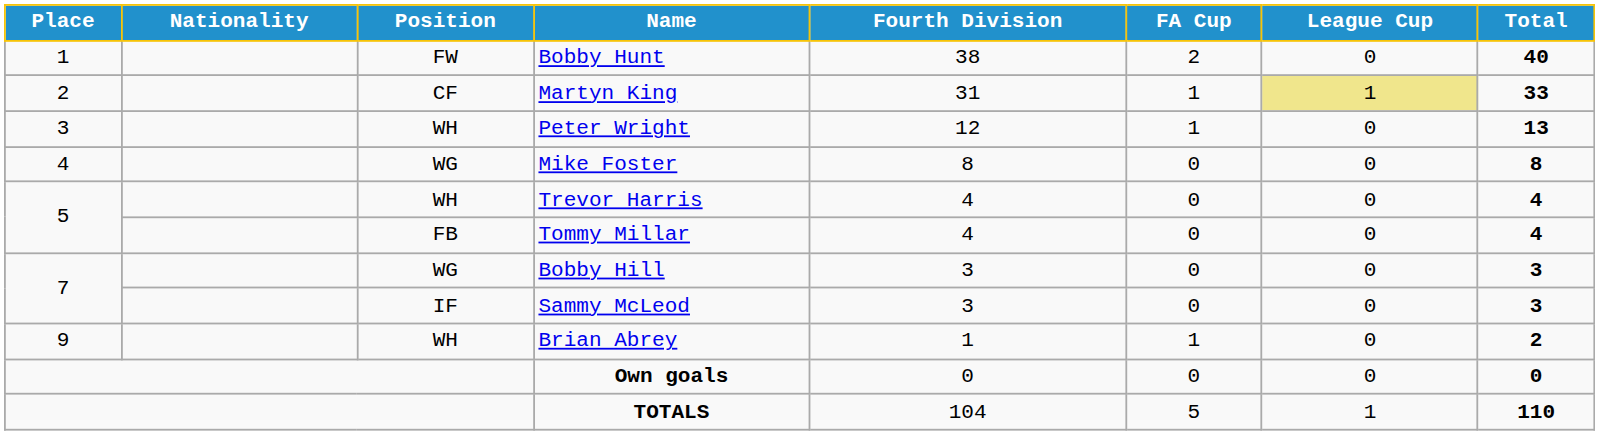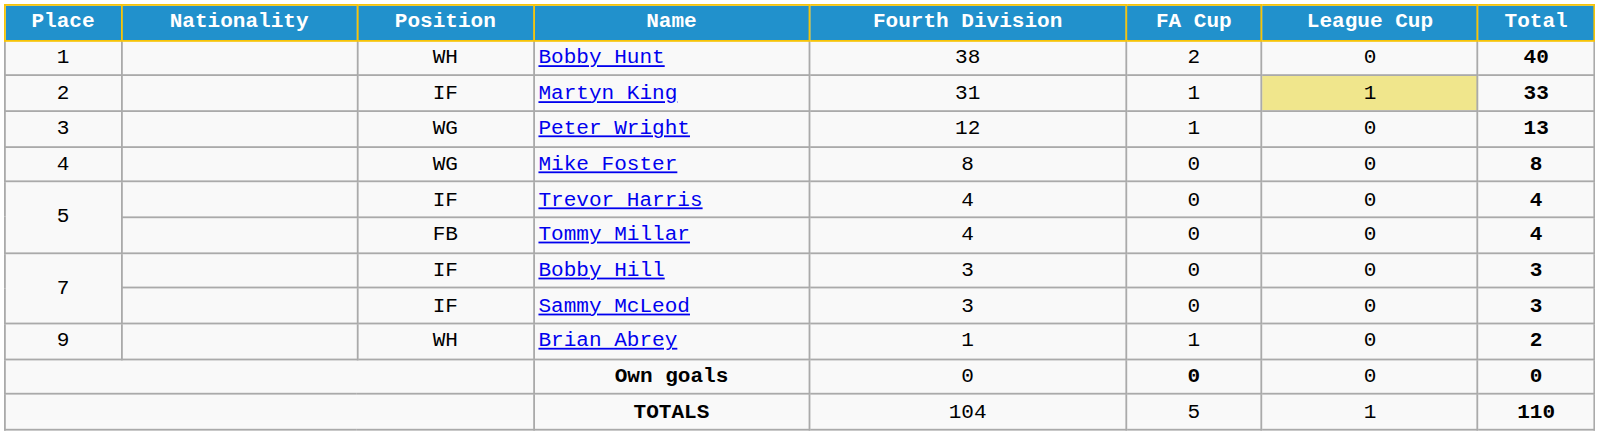(445, 58) FW -> (445, 58) WH
(445, 93) CF -> (445, 93) IF
(445, 128) WH -> (445, 128) WG
(445, 199) WH -> (445, 199) IF
(445, 270) WG -> (445, 270) IF
(1194, 376) normal -> (1194, 376) bold
